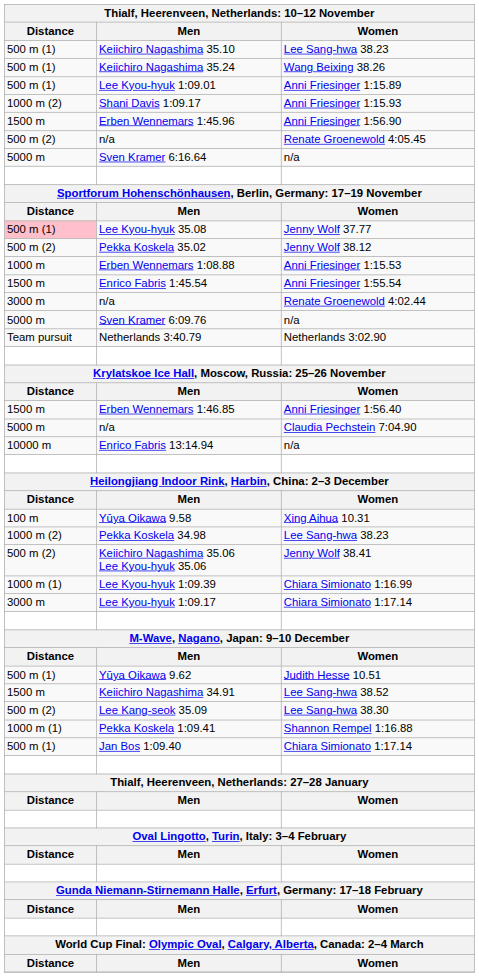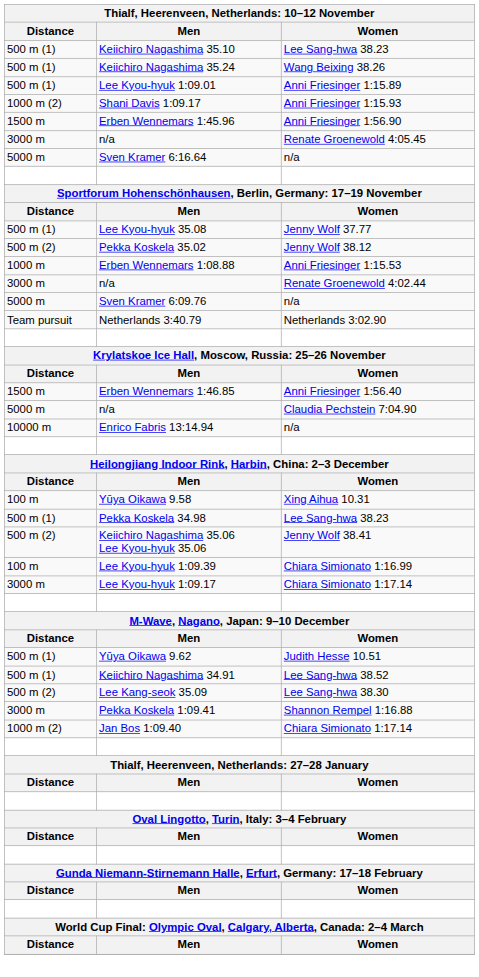(31, 139) 500 m (2) -> (26, 139) 3000 m
(31, 229) pink background -> (31, 229) no background
- row: (153, 283)
(34, 535) 1000 m (2) -> (31, 517) 500 m (1)
(34, 584) 1000 m (1) -> (23, 566) 100 m
(26, 692) 1500 m -> (31, 674) 500 m (1)
(34, 728) 1000 m (1) -> (26, 710) 3000 m
(31, 746) 500 m (1) -> (34, 728) 1000 m (2)
